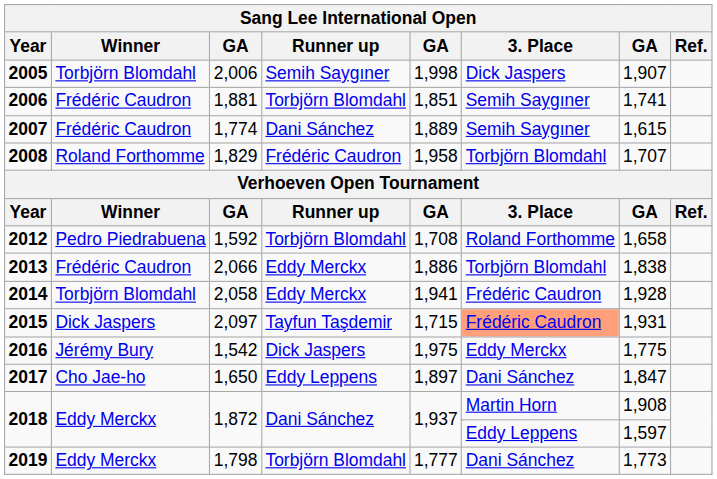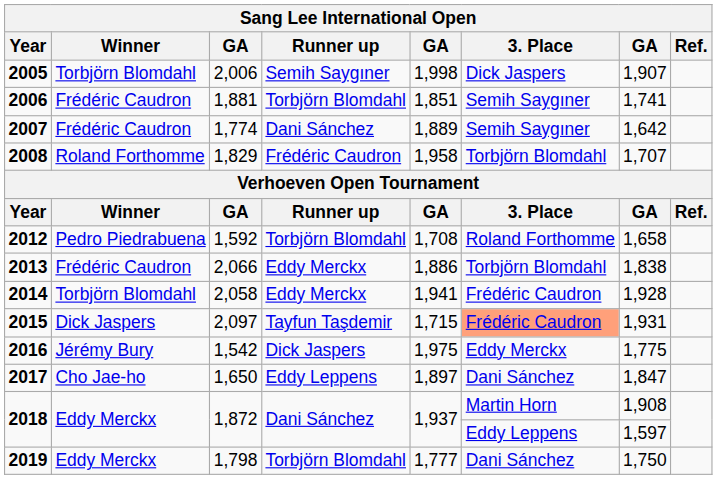(645, 128) 1,615 -> (645, 128) 1,642
(645, 460) 1,773 -> (645, 460) 1,750
